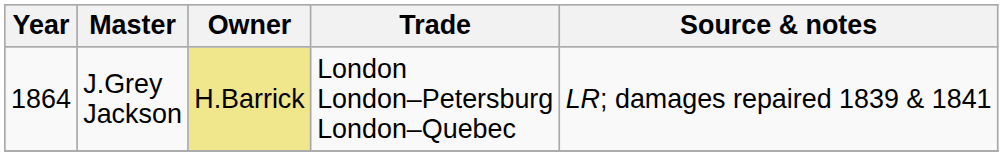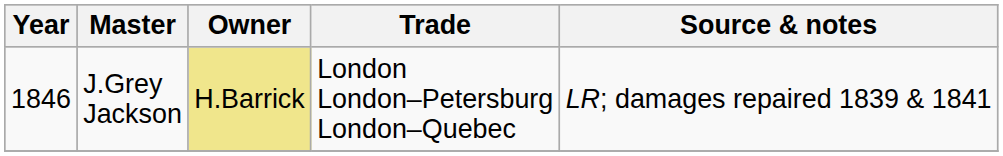(41, 98) 1864 -> (41, 98) 1846
